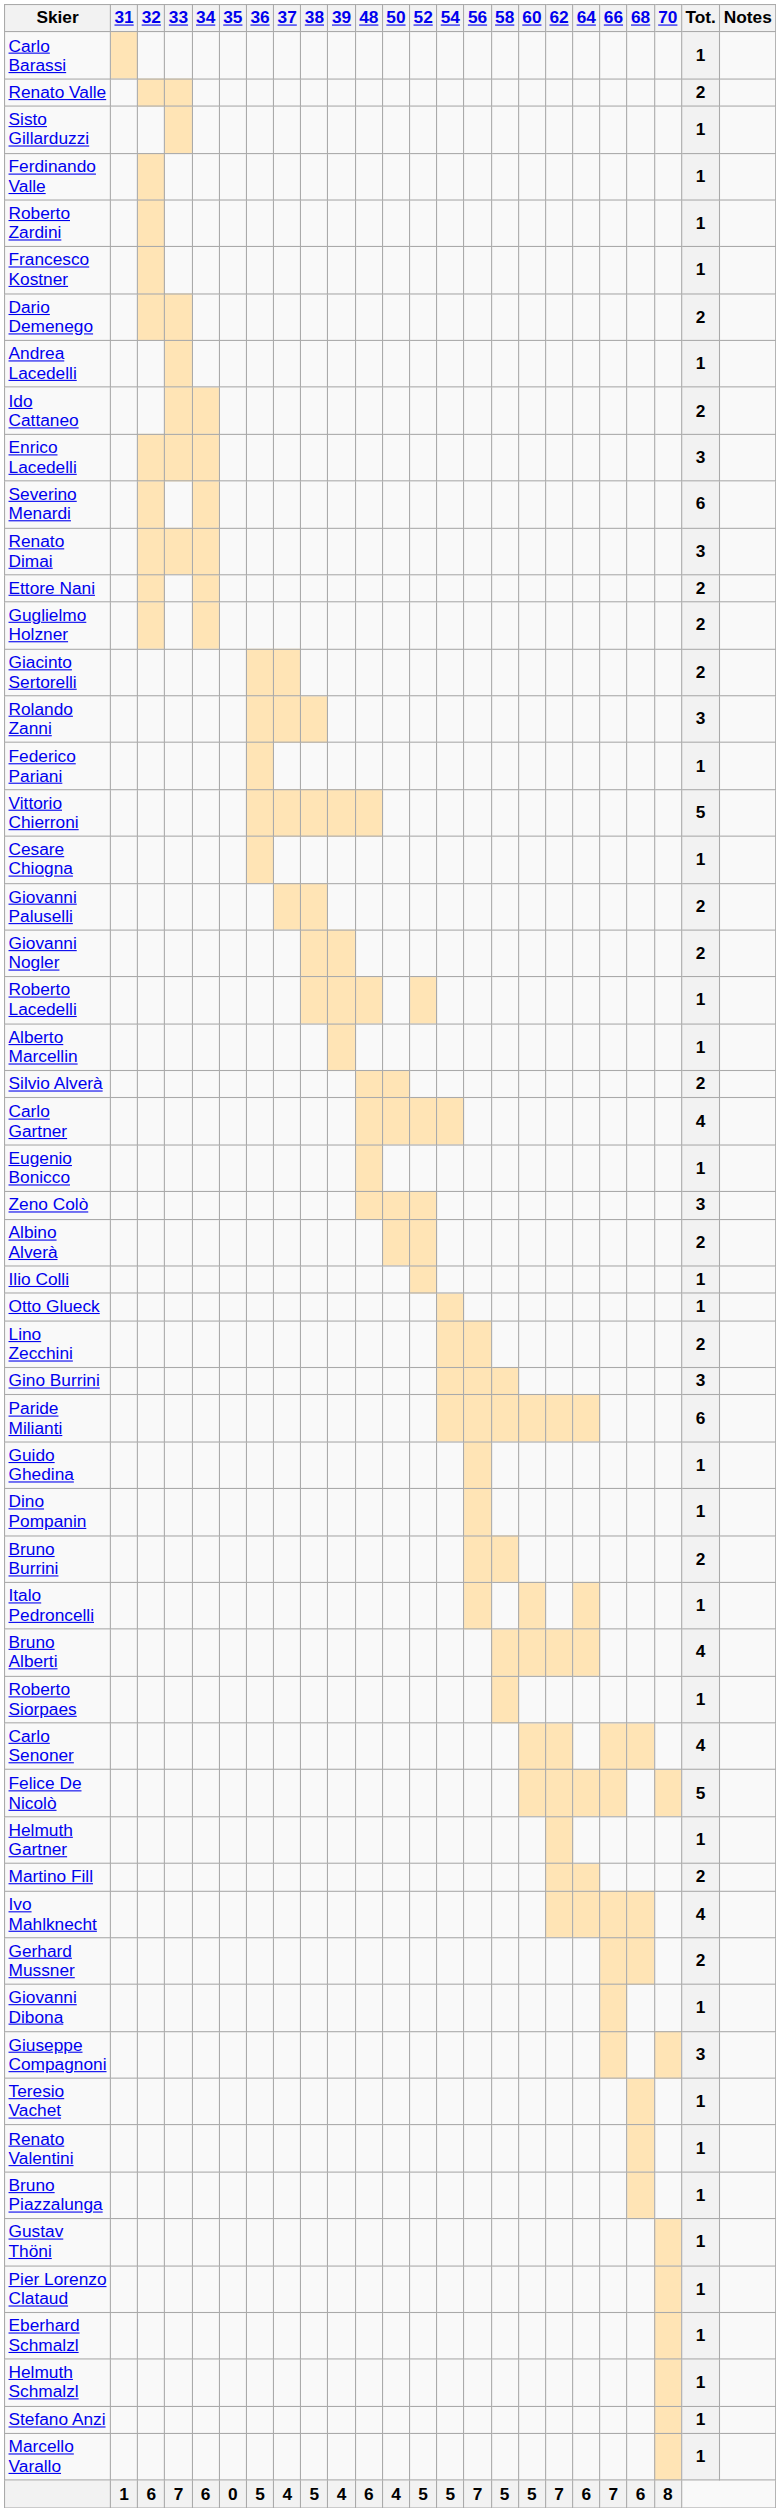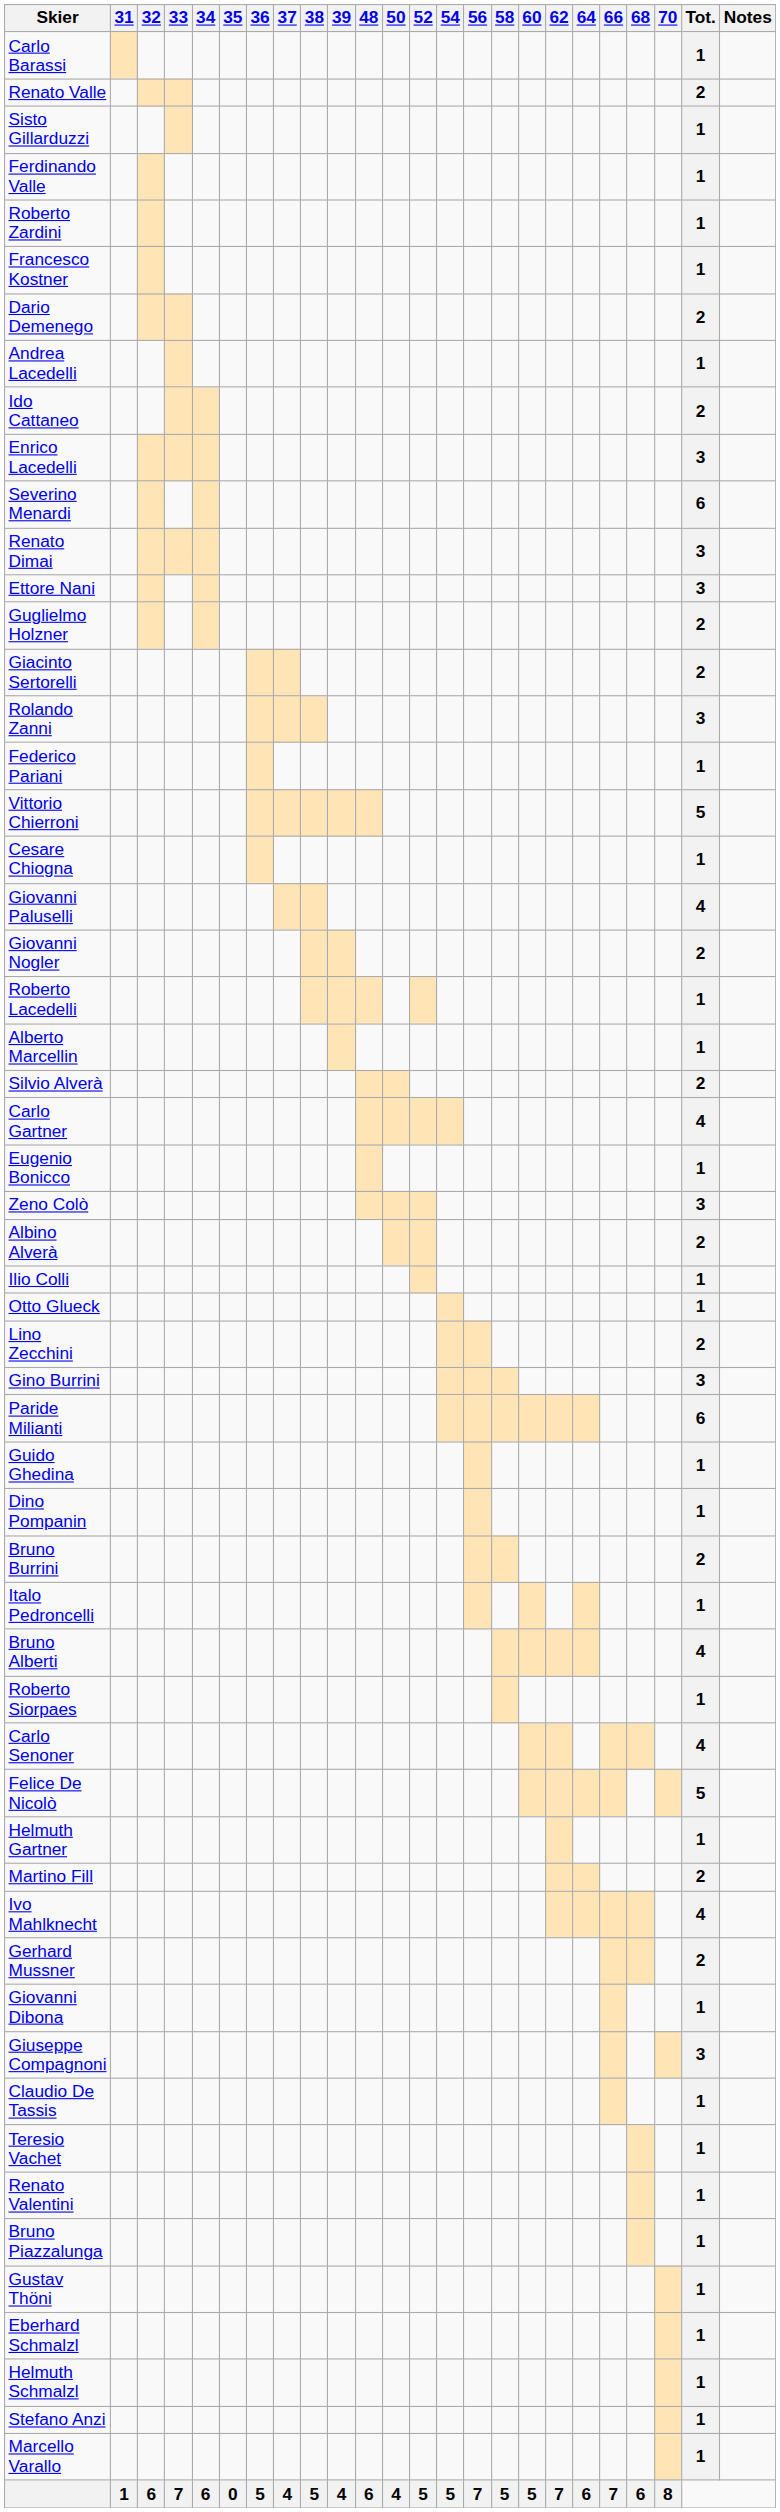(701, 588) 2 -> (701, 588) 3
(701, 906) 2 -> (701, 906) 4
+ row: (51, 2101)
- row: (58, 2288)
